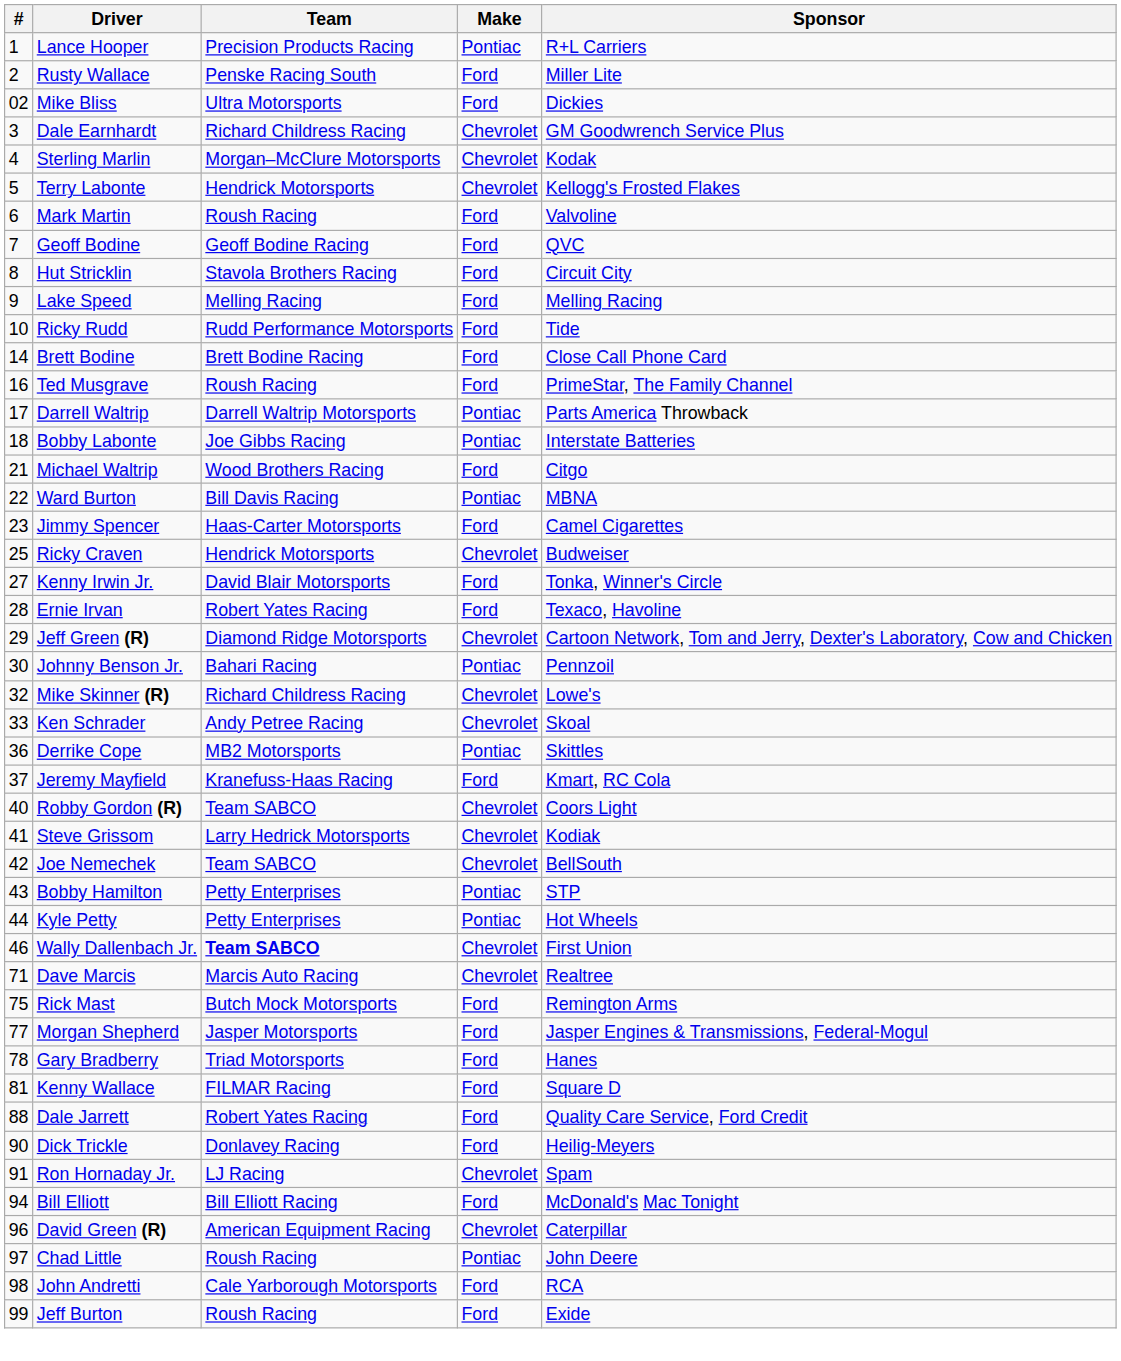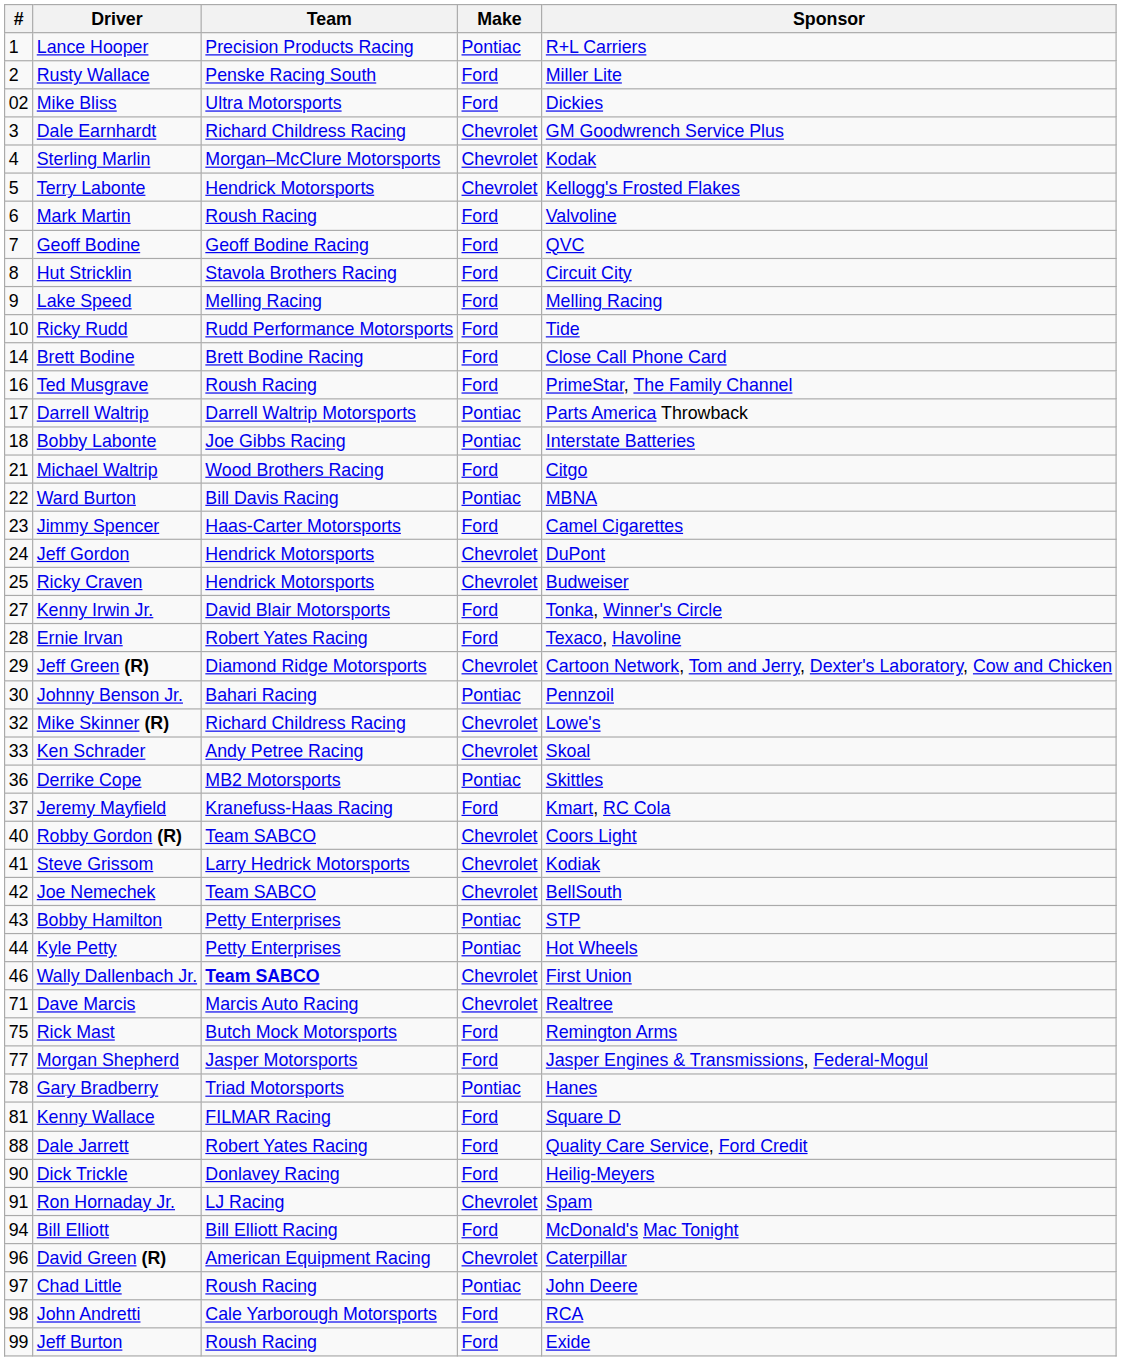+ row: (83, 554)
(480, 1061) Ford -> (491, 1089) Pontiac
